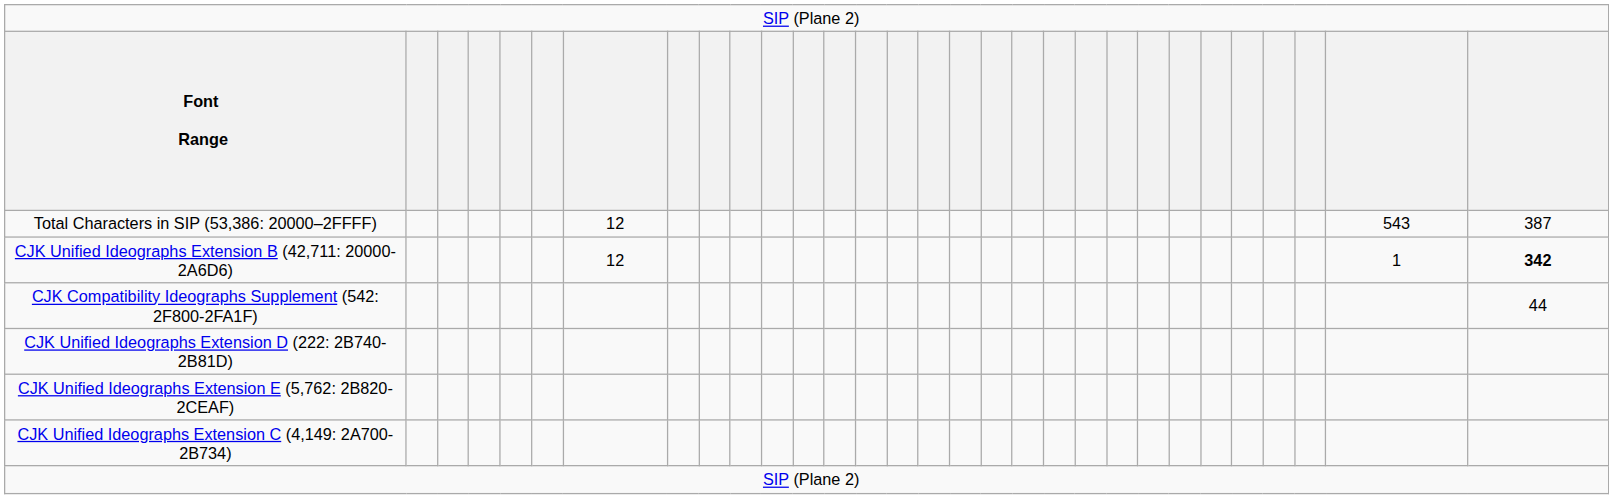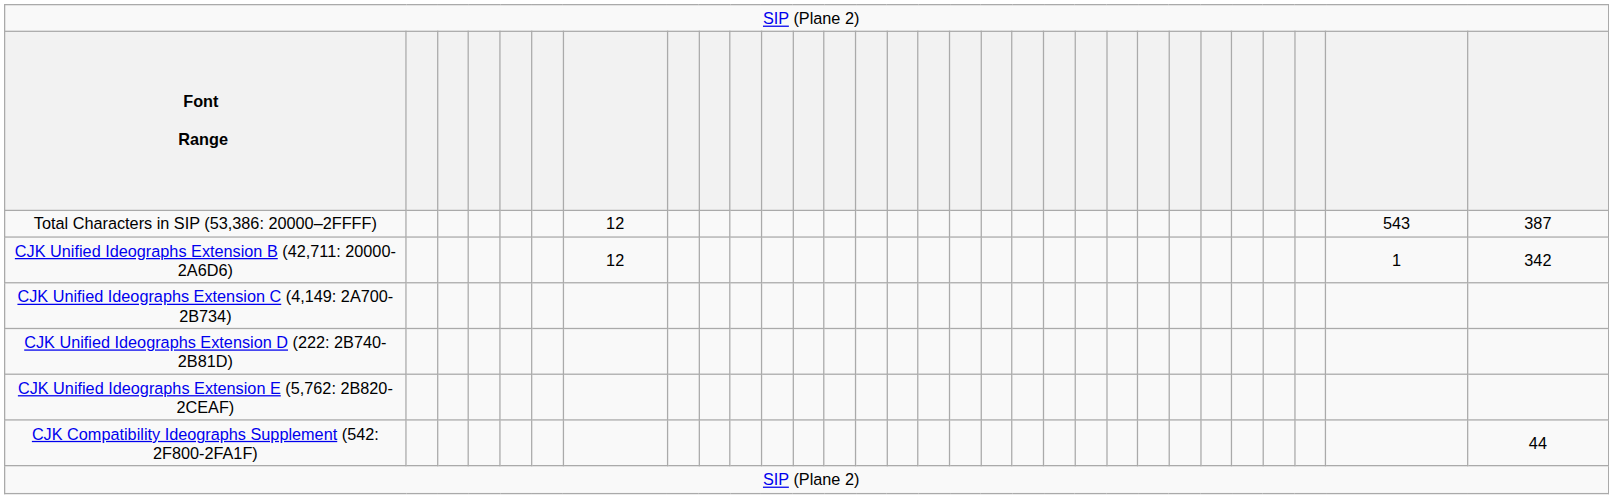(1538, 260) bold -> (1538, 260) normal
rows swapped: (205, 443) <-> (205, 306)
